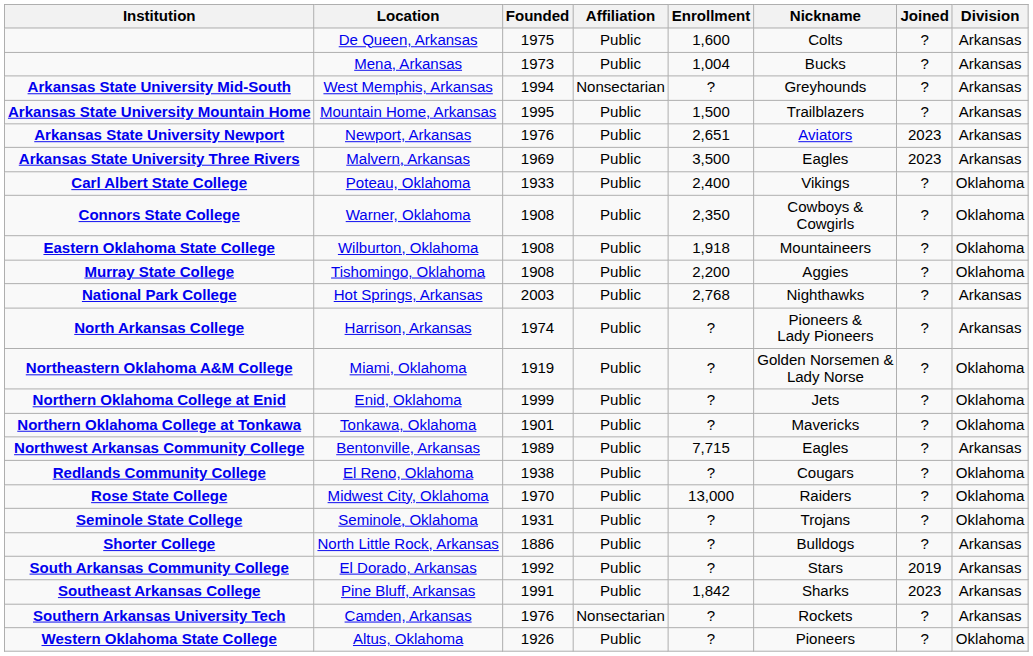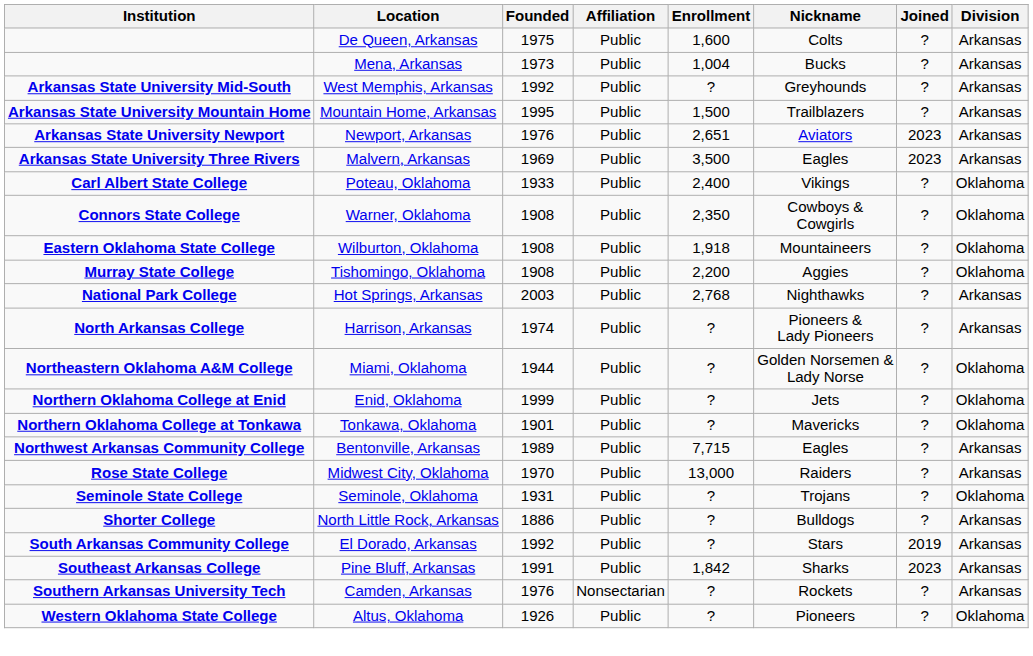(537, 87) 1994 -> (537, 87) 1992
(620, 87) Nonsectarian -> (620, 87) Public
(537, 368) 1919 -> (537, 368) 1944
- row: (408, 472)
(990, 496) Oklahoma -> (990, 472) Arkansas
